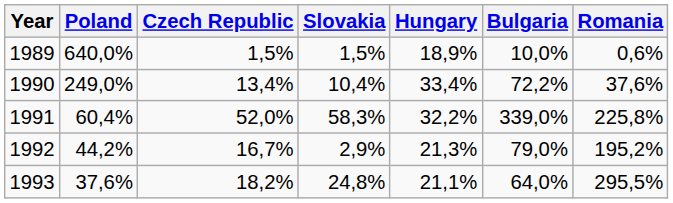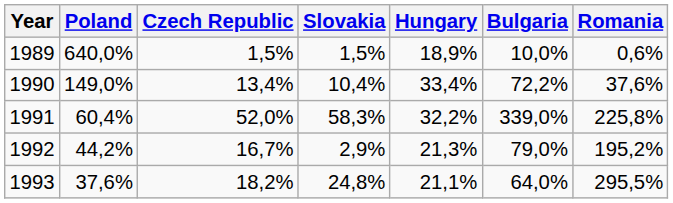(99, 85) 249,0% -> (99, 85) 149,0%
